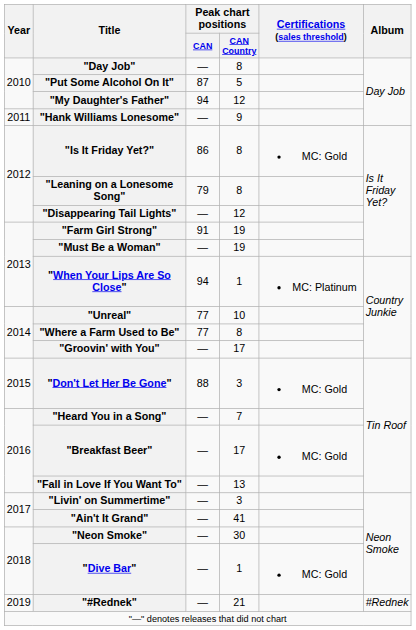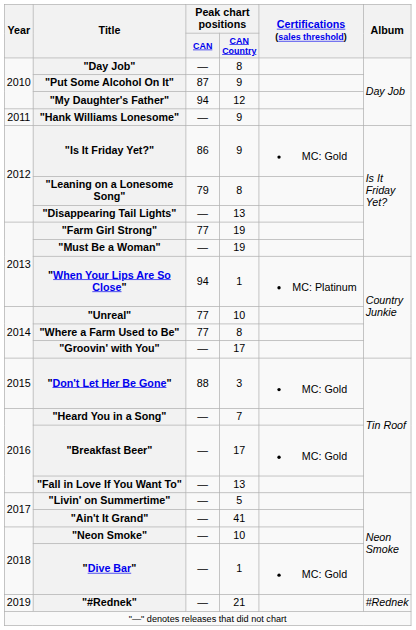(239, 83) 5 -> (239, 83) 9
(239, 151) 8 -> (239, 151) 9
(239, 213) 12 -> (239, 213) 13
(203, 230) 91 -> (203, 230) 77
(239, 501) 3 -> (239, 501) 5
(239, 535) 30 -> (239, 535) 10
